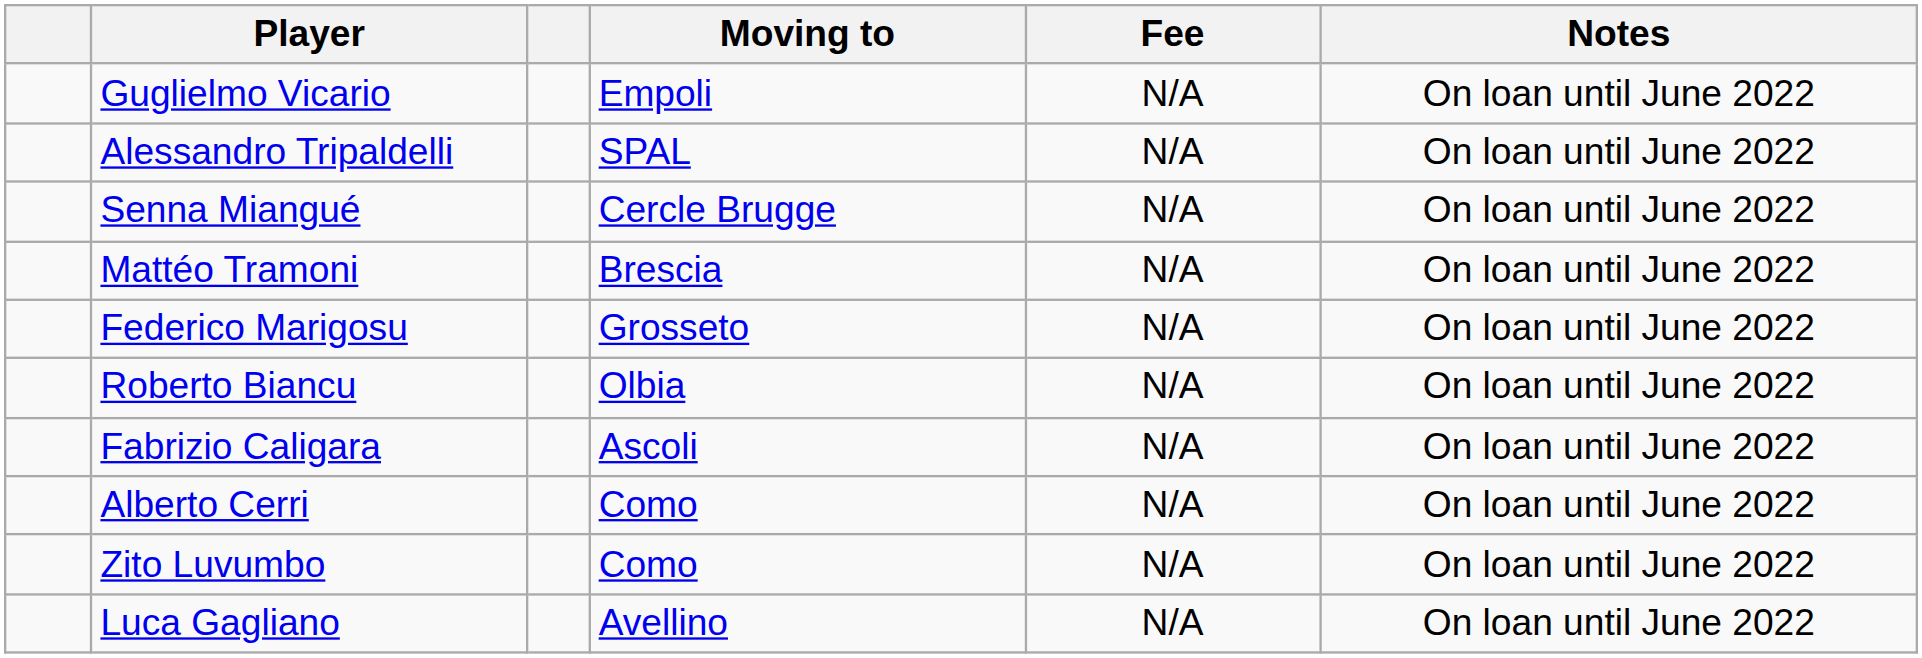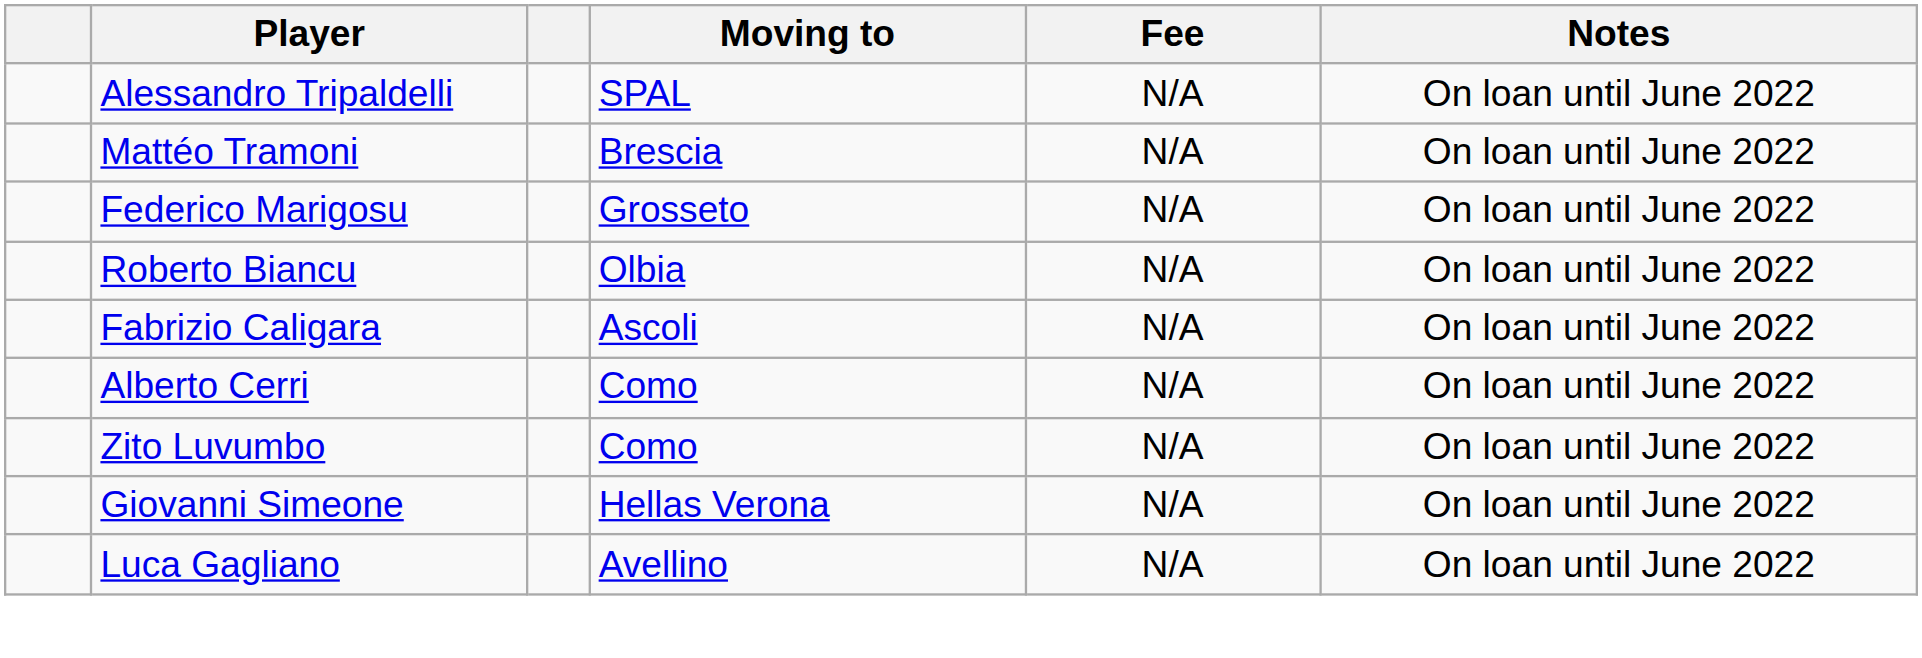- row: (246, 92)
- row: (230, 210)
+ row: (252, 504)
